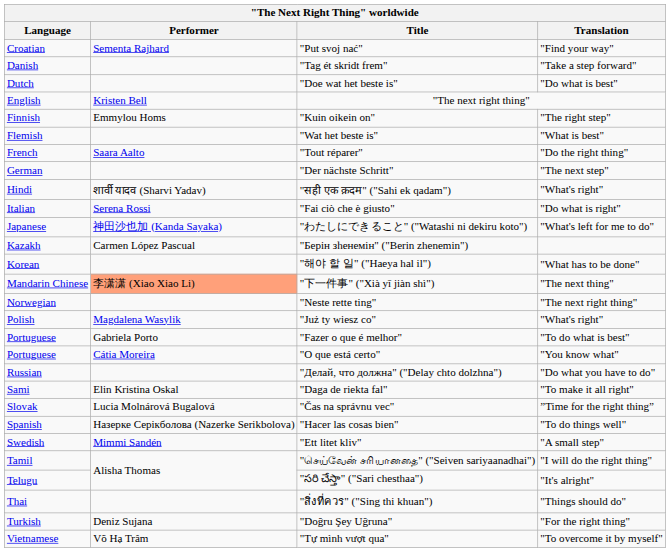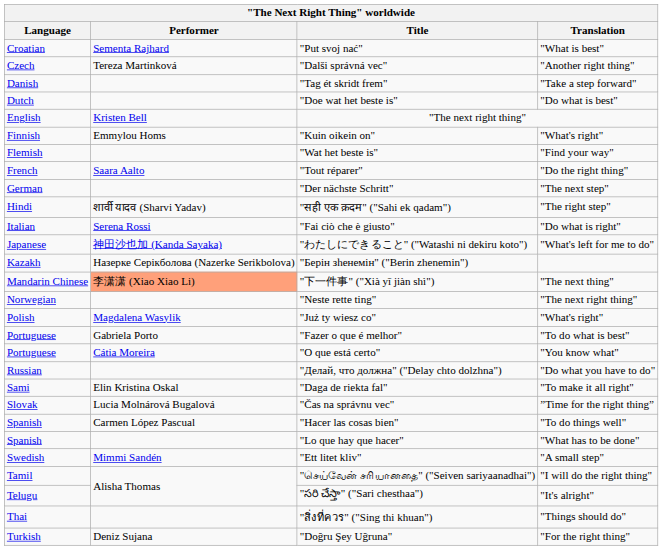(577, 48) "Find your way" -> (572, 48) "What is best"
+ row: (344, 65)
(576, 118) "The right step" -> (572, 135) "What's right"
(572, 135) "What is best" -> (577, 153) "Find your way"
(572, 189) "What's right" -> (576, 207) "The right step"
(144, 245) Carmen López Pascual -> (194, 263) Назерке Серікболова (Nazerke Serikbolova)
- row: (365, 263)
(194, 424) Назерке Серікболова (Nazerke Serikbolova) -> (144, 422) Carmen López Pascual
+ row: (352, 440)
- row: (344, 538)
